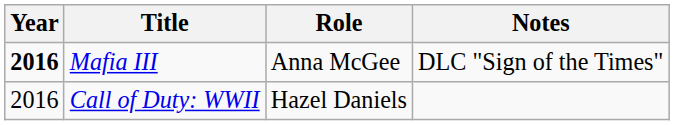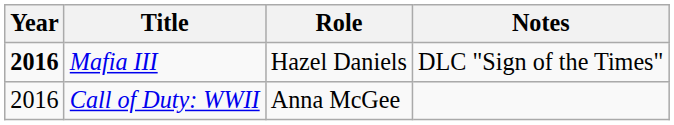(336, 61) Anna McGee -> (339, 61) Hazel Daniels
(339, 100) Hazel Daniels -> (336, 100) Anna McGee
